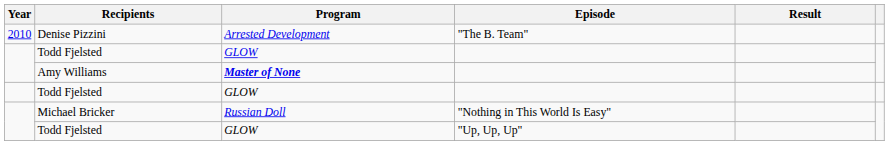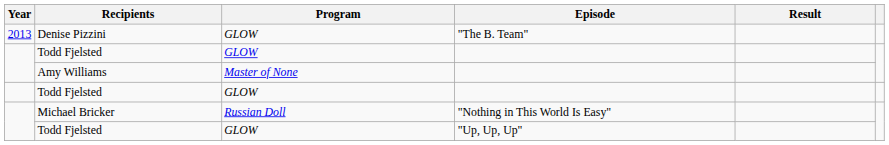(20, 34) 2010 -> (20, 34) 2013
(277, 34) Arrested Development -> (241, 34) GLOW
(262, 73) bold -> (261, 73) normal
